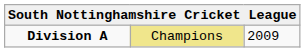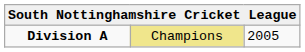(263, 36) 2009 -> (263, 36) 2005
